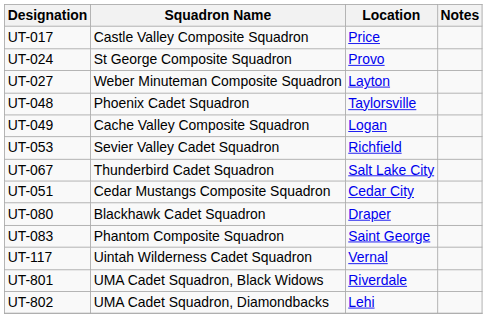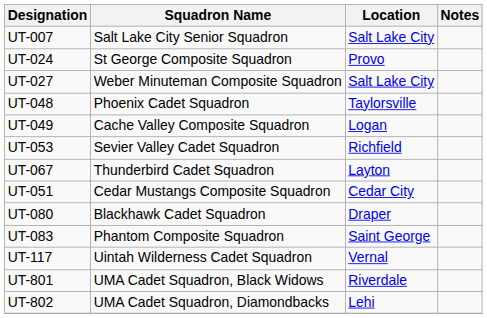+ row: (30, 37)
- row: (30, 37)
(369, 81) Layton -> (391, 81) Salt Lake City
(391, 170) Salt Lake City -> (369, 170) Layton
